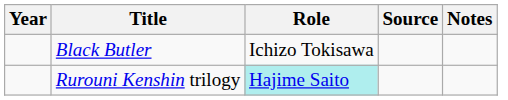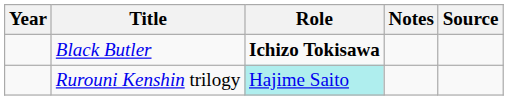columns swapped: (470, 19) <-> (410, 19)
(311, 49) normal -> (314, 49) bold
